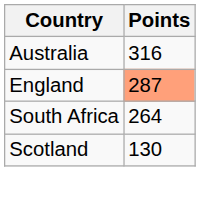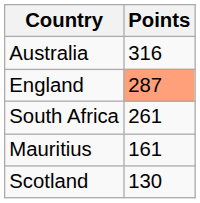(145, 117) 264 -> (145, 117) 261
+ row: (51, 149)
